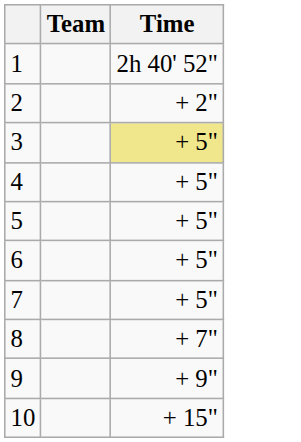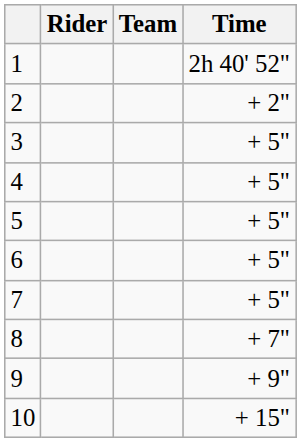+ column: (77, 24)
(197, 142) khaki background -> (269, 142) no background
